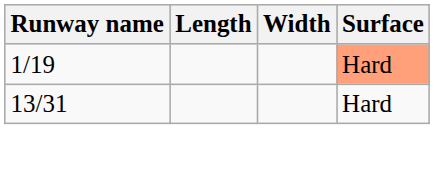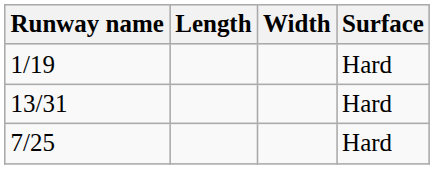(367, 63) lightsalmon background -> (367, 63) no background
+ row: (33, 143)
